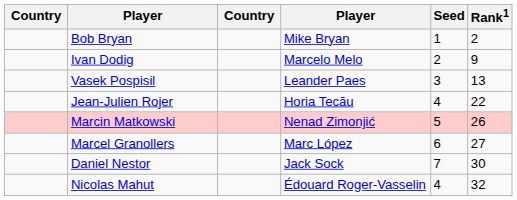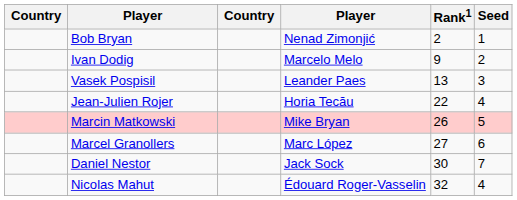columns swapped: (490, 16) <-> (449, 16)
(317, 39) Mike Bryan -> (329, 39) Nenad Zimonjić
(329, 122) Nenad Zimonjić -> (317, 122) Mike Bryan
